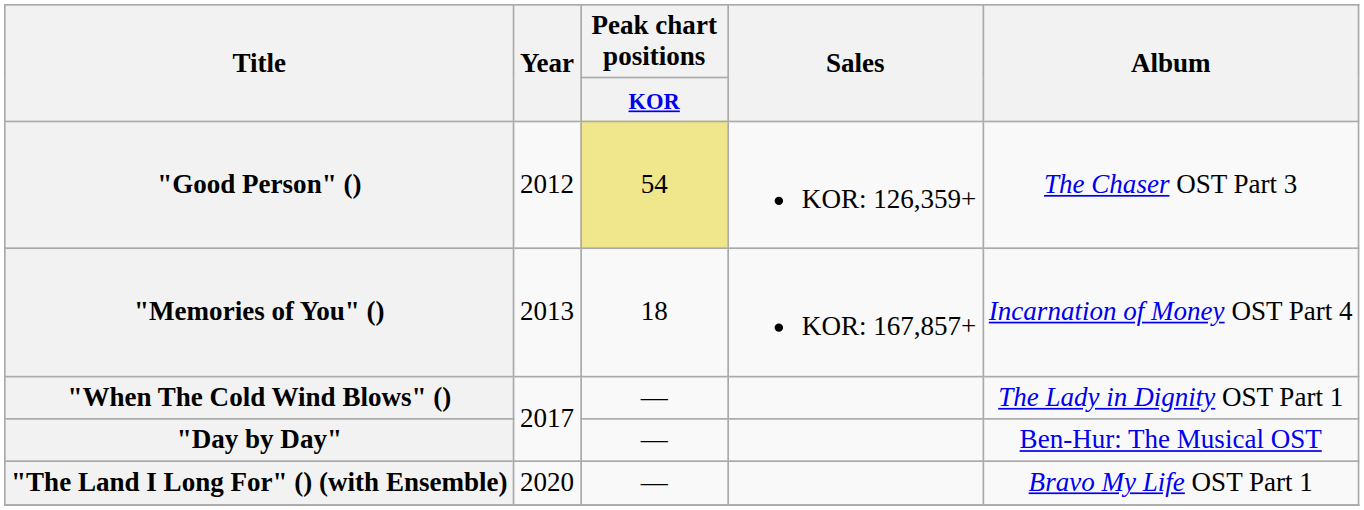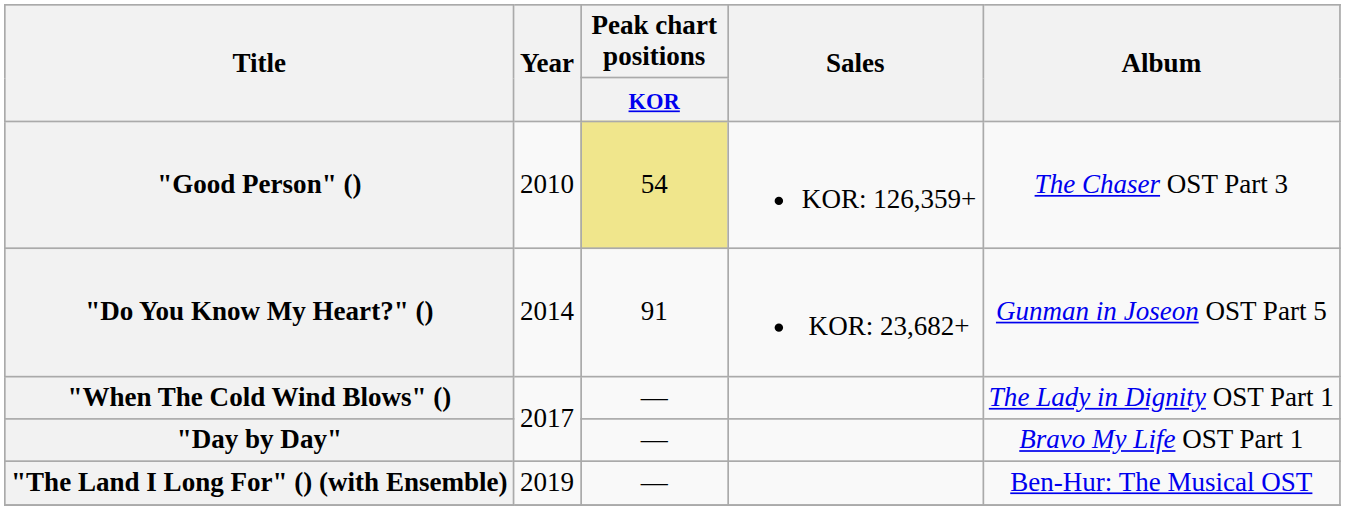(547, 184) 2012 -> (547, 184) 2010
- row: (259, 311)
+ row: (259, 311)
(1171, 439) Ben-Hur: The Musical OST -> (1161, 439) Bravo My Life OST Part 1
(547, 482) 2020 -> (547, 482) 2019
(1171, 482) Bravo My Life OST Part 1 -> (1161, 482) Ben-Hur: The Musical OST
